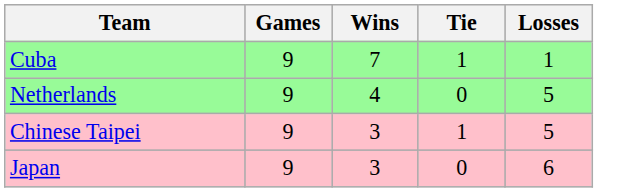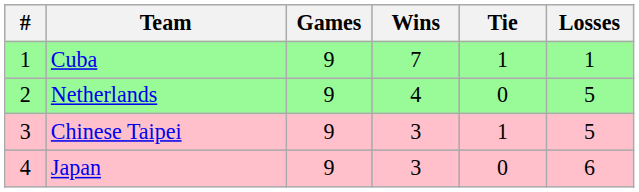+ column: (25, 23)
